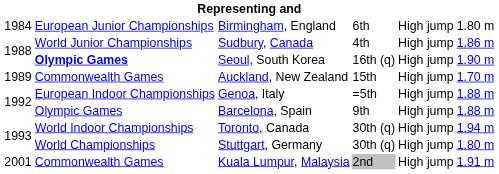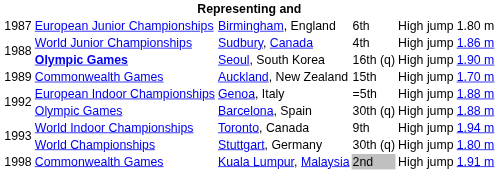(18, 26) 1984 -> (18, 26) 1987
(361, 110) 9th -> (374, 110) 30th (q)
(374, 127) 30th (q) -> (361, 127) 9th
(18, 161) 2001 -> (18, 161) 1998
